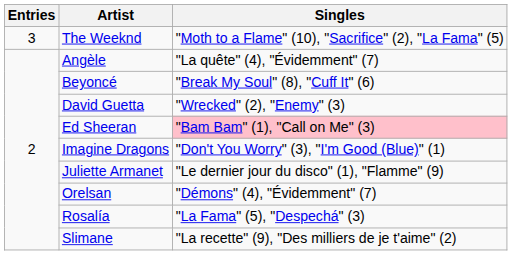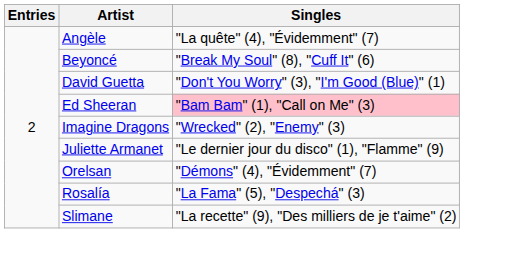- row: (102, 37)
(260, 104) "Wrecked" (2), "Enemy" (3) -> (310, 82) "Don't You Worry" (3), "I'm Good (Blue)" (1)
(310, 149) "Don't You Worry" (3), "I'm Good (Blue)" (1) -> (260, 127) "Wrecked" (2), "Enemy" (3)
